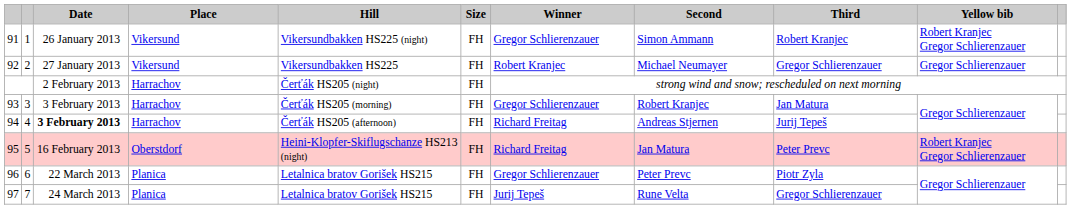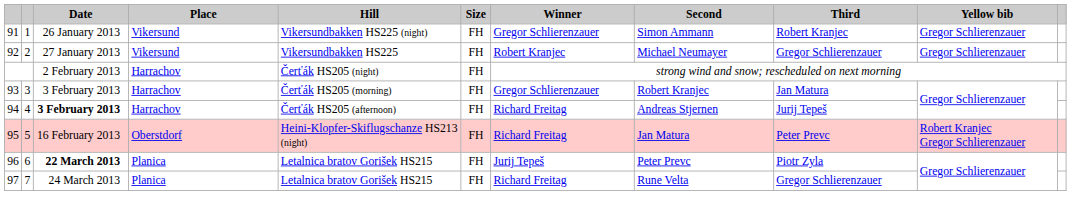(973, 39) Robert Kranjec Gregor Schlierenzauer -> (973, 32) Gregor Schlierenzauer
(87, 174) normal -> (86, 161) bold
(546, 174) Gregor Schlierenzauer -> (519, 161) Jurij Tepeš
(519, 194) Jurij Tepeš -> (530, 180) Richard Freitag
